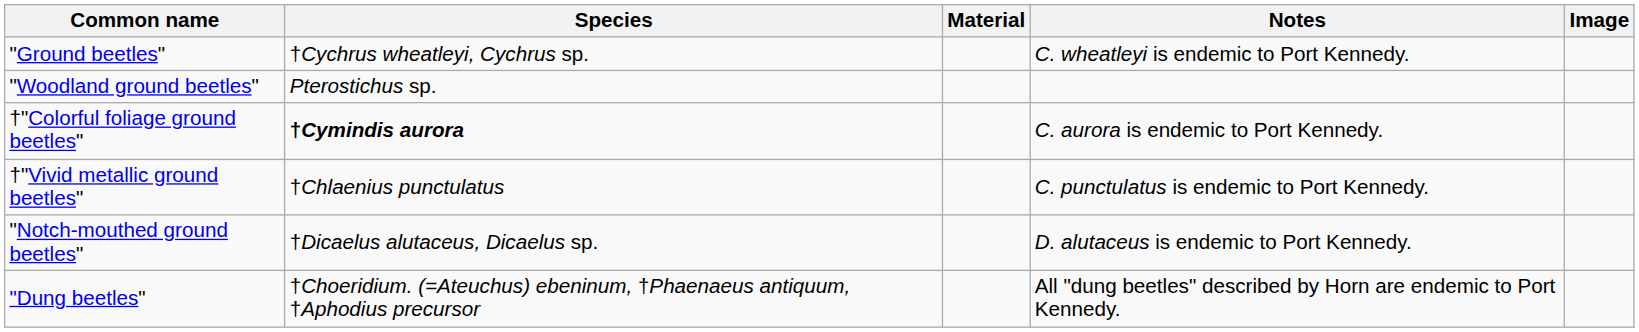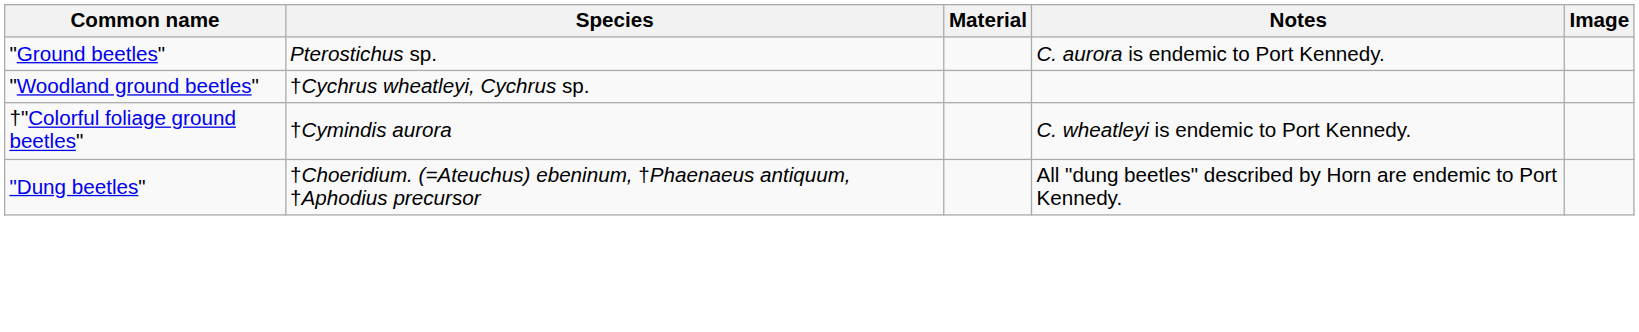(439, 53) †Cychrus wheatleyi, Cychrus sp. -> (364, 53) Pterostichus sp.
(1222, 53) C. wheatleyi is endemic to Port Kennedy. -> (1211, 53) C. aurora is endemic to Port Kennedy.
(363, 86) Pterostichus sp. -> (440, 86) †Cychrus wheatleyi, Cychrus sp.
(377, 130) bold -> (371, 130) normal
(1209, 130) C. aurora is endemic to Port Kennedy. -> (1224, 130) C. wheatleyi is endemic to Port Kennedy.
- row: (114, 186)
- row: (119, 242)
